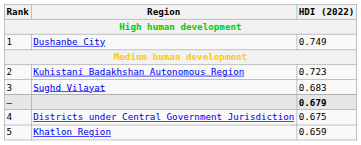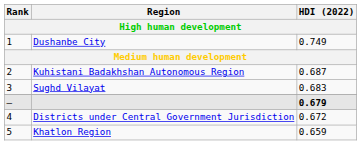(313, 72) 0.723 -> (313, 72) 0.687
(313, 117) 0.675 -> (313, 117) 0.672
